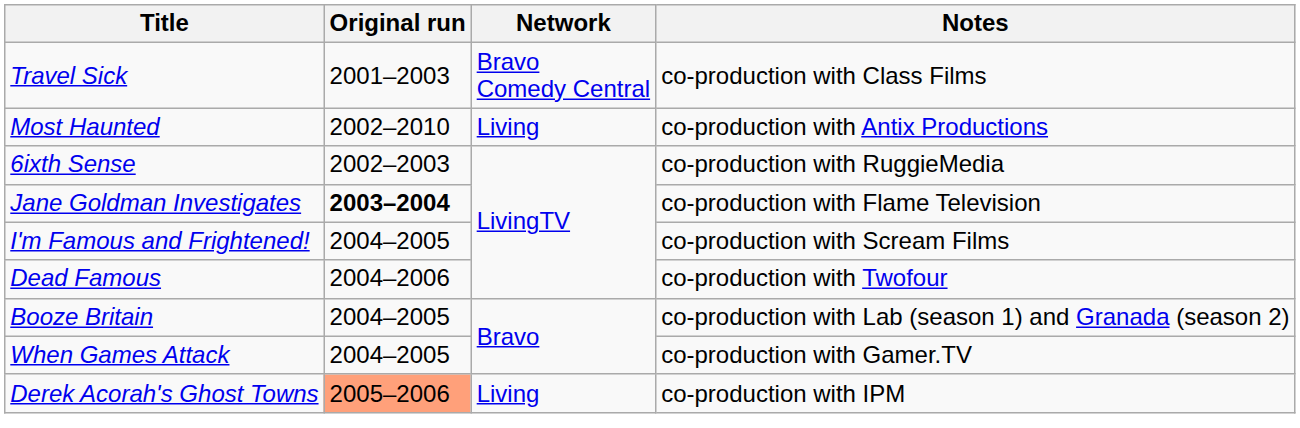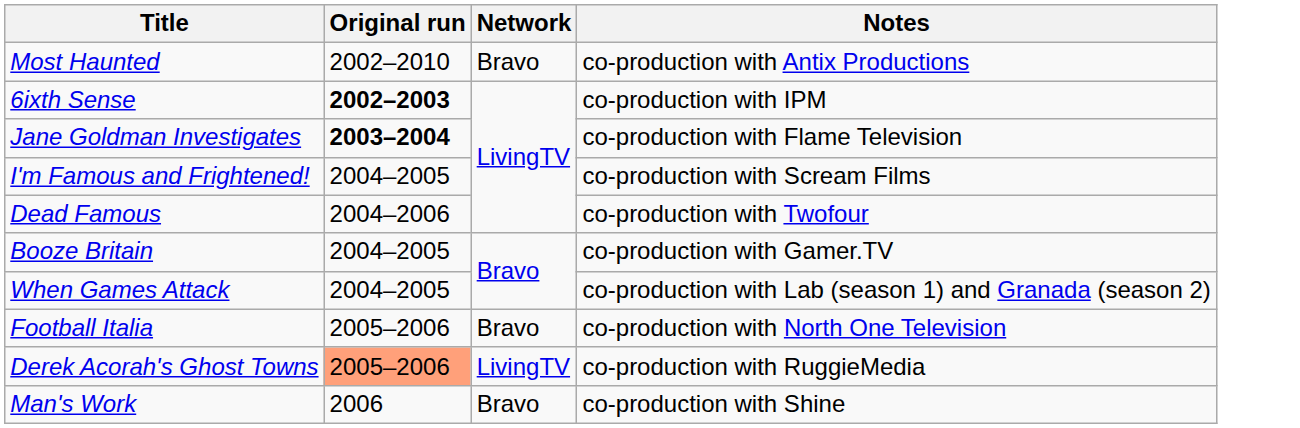- row: (69, 75)
(508, 126) Living -> (508, 61) Bravo
(390, 164) normal -> (390, 99) bold
(833, 164) co-production with RuggieMedia -> (704, 99) co-production with IPM
(975, 316) co-production with Lab (season 1) and Granada (season 2) -> (738, 251) co-production with Gamer.TV
(817, 355) co-production with Gamer.TV -> (897, 289) co-production with Lab (season 1) and Granada (season 2)
+ row: (82, 328)
(508, 393) Living -> (523, 366) LivingTV
(783, 393) co-production with IPM -> (754, 366) co-production with RuggieMedia
+ row: (73, 404)
